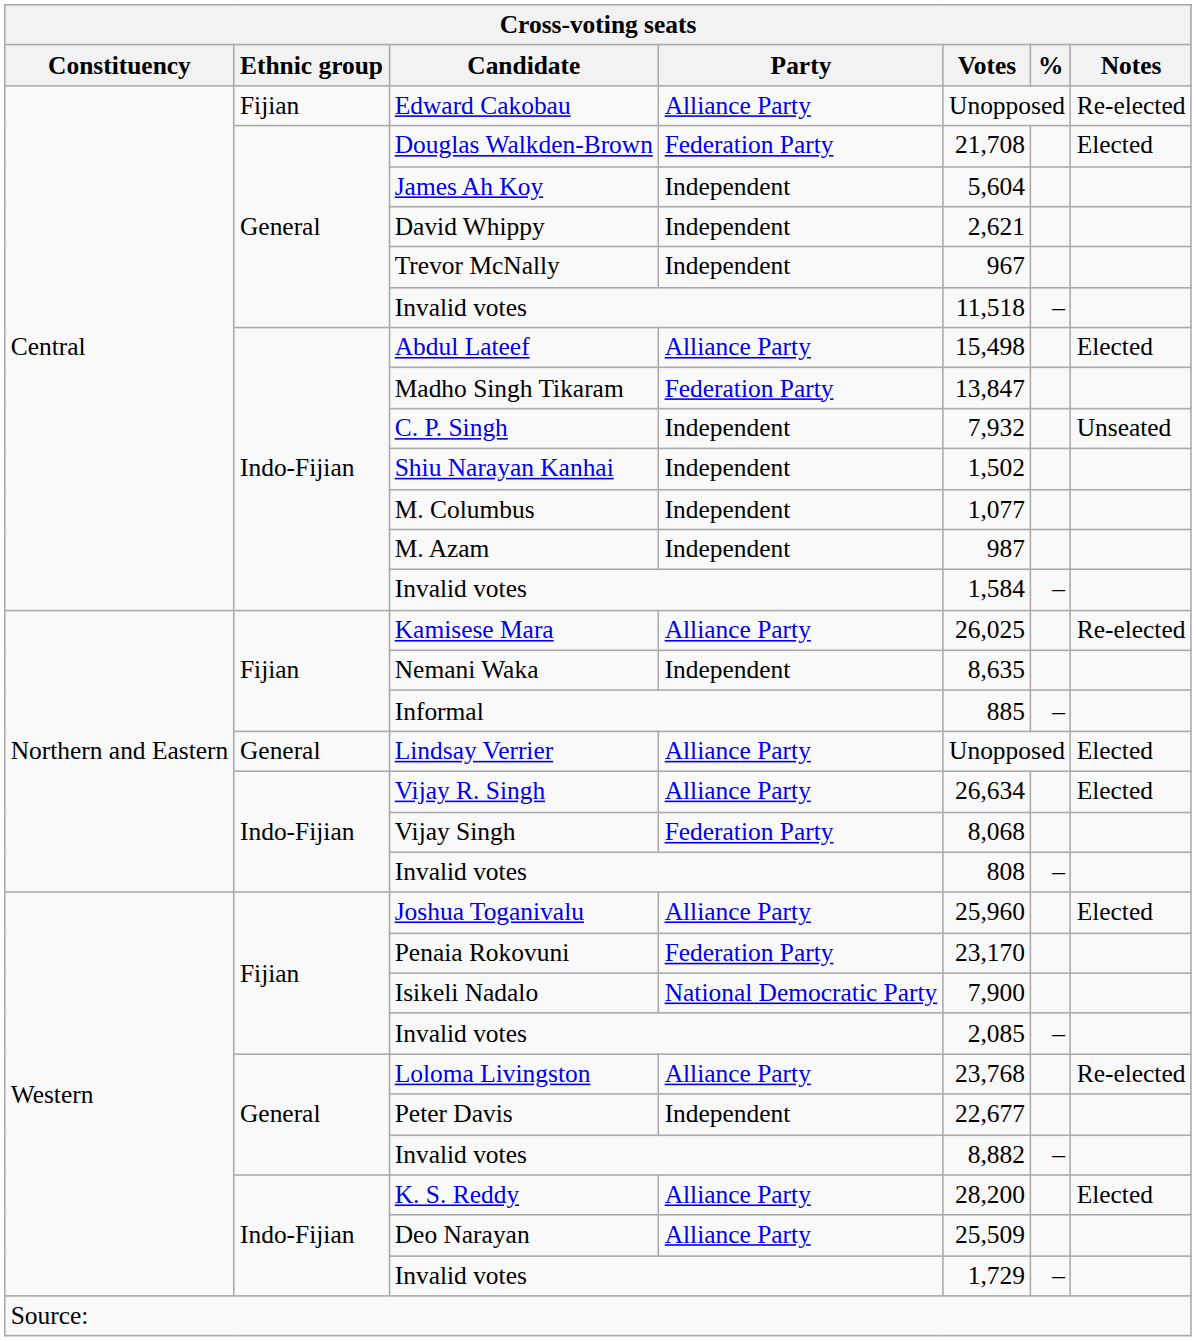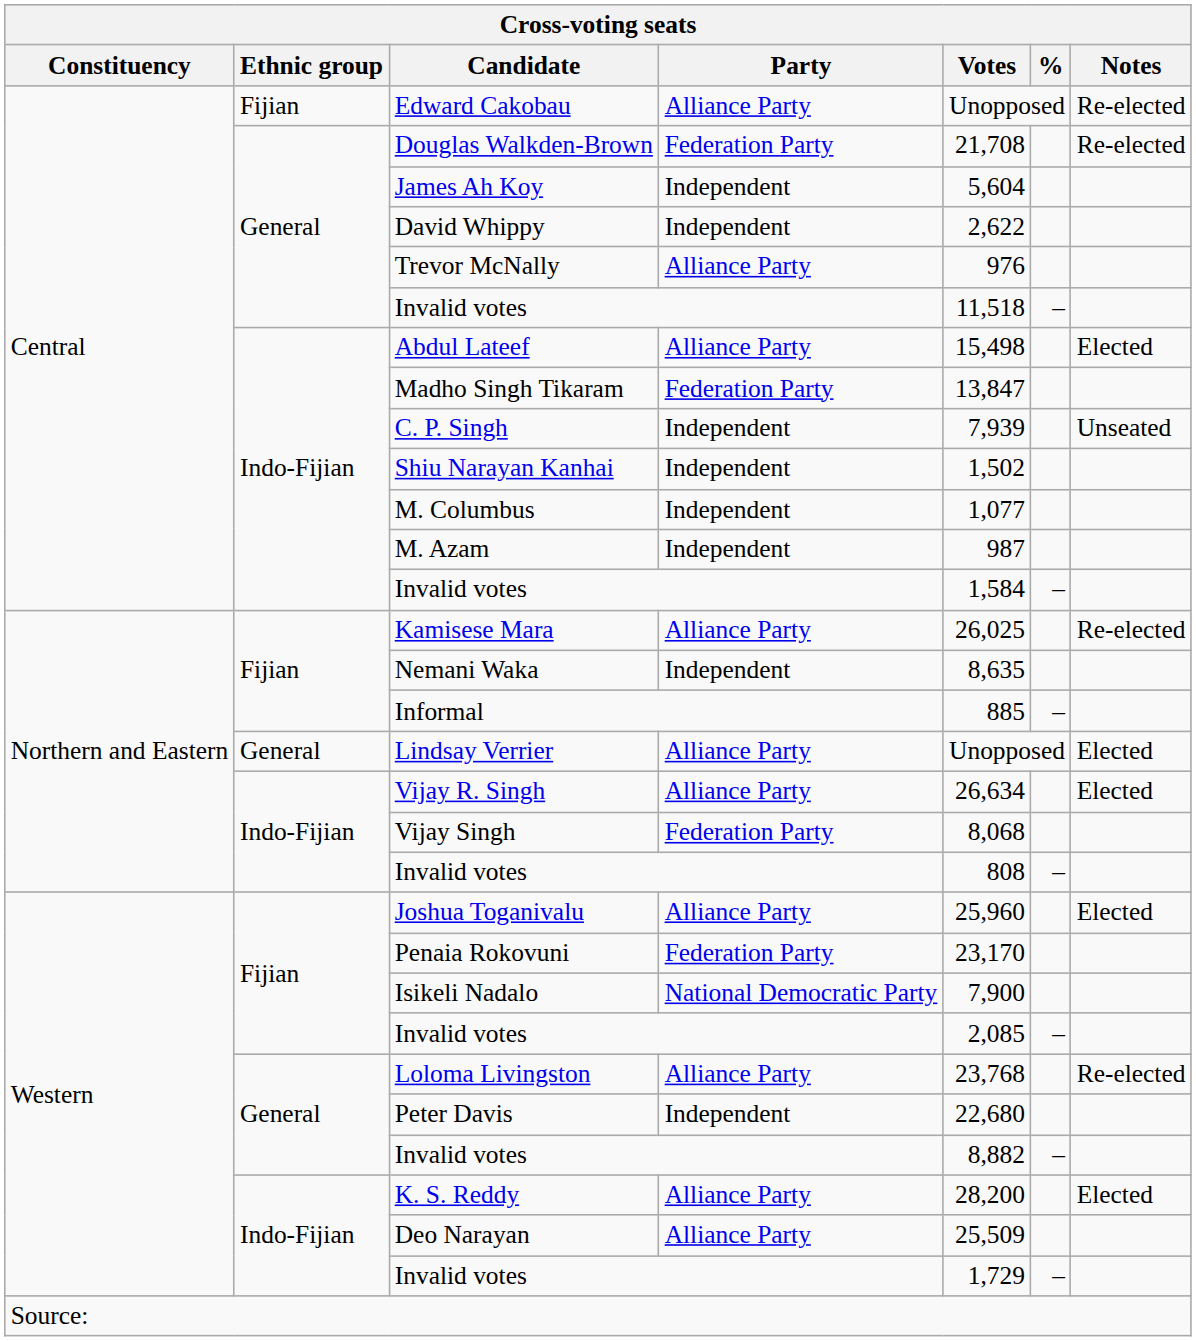(1115, 145) Elected -> (1131, 145) Re-elected
(996, 226) 2,621 -> (996, 226) 2,622
(728, 266) Independent -> (738, 266) Alliance Party
(1006, 266) 967 -> (1006, 266) 976
(996, 428) 7,932 -> (996, 428) 7,939
(990, 1114) 22,677 -> (990, 1114) 22,680
